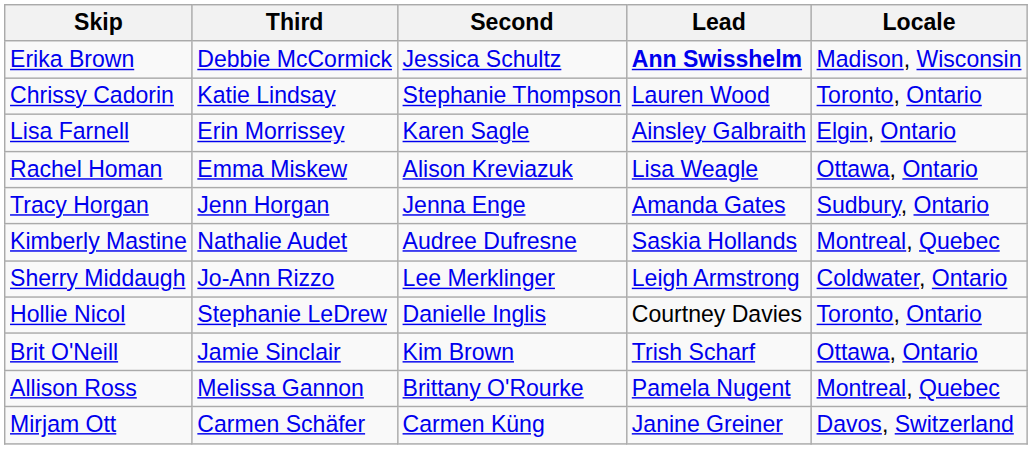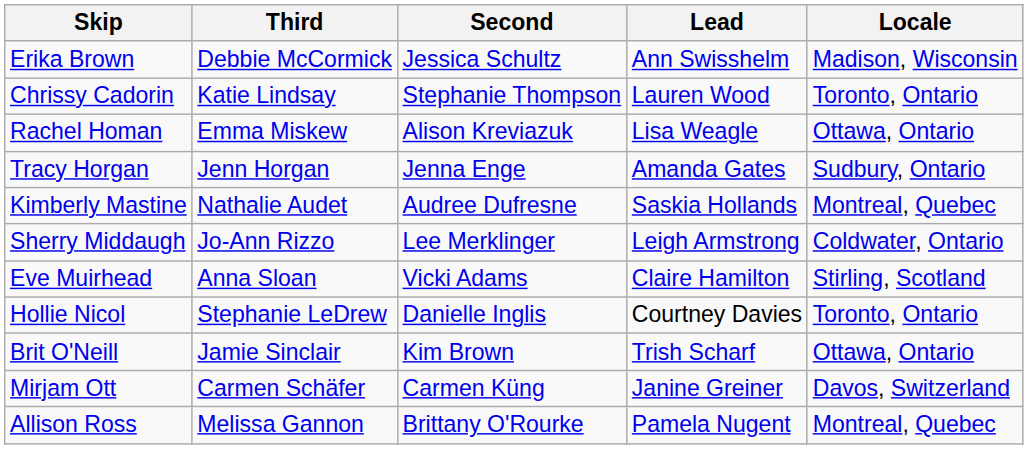(717, 59) bold -> (711, 59) normal
- row: (70, 132)
+ row: (81, 278)
rows swapped: (63, 424) <-> (73, 388)
